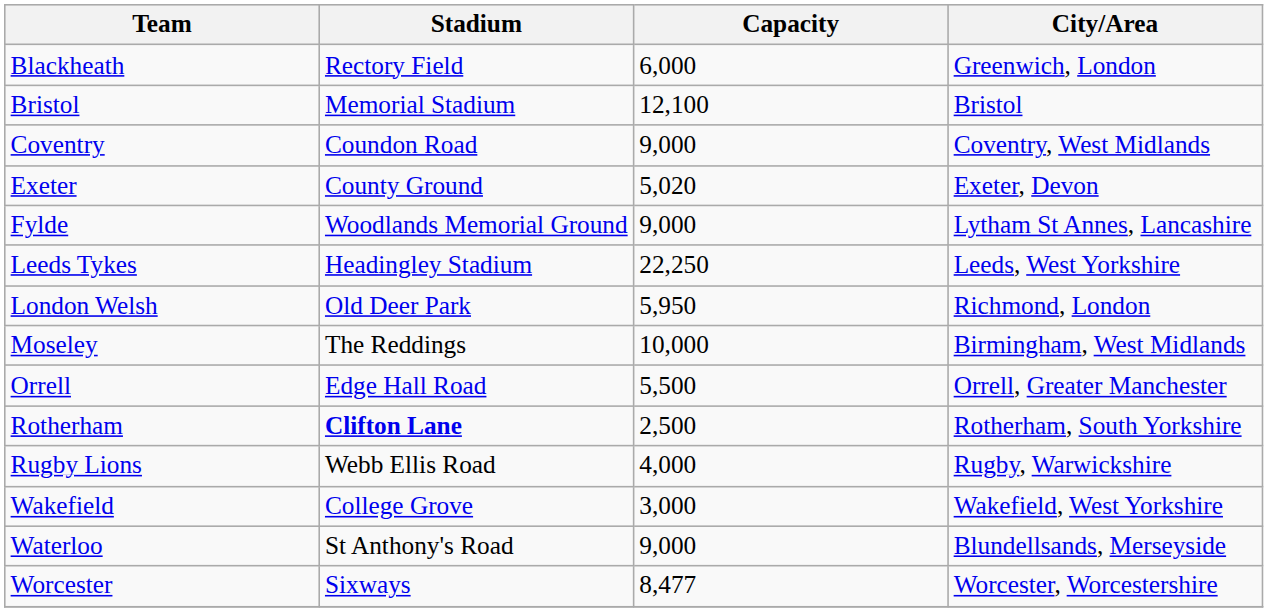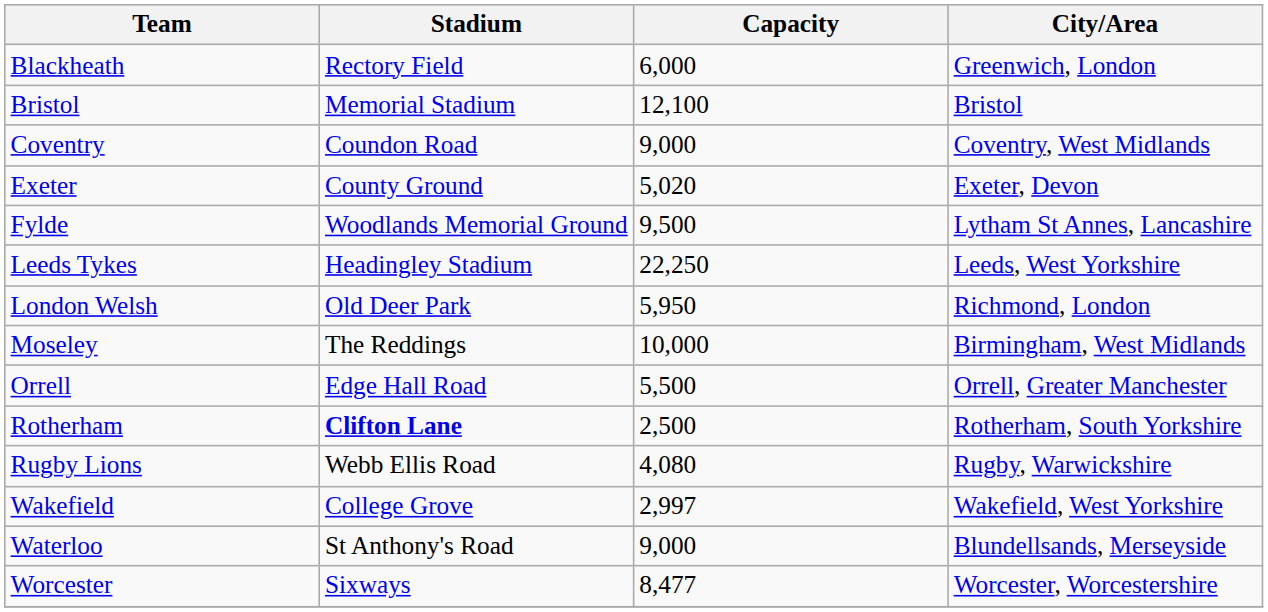(668, 225) 9,000 -> (668, 225) 9,500
(668, 465) 4,000 -> (668, 465) 4,080
(668, 505) 3,000 -> (668, 505) 2,997
